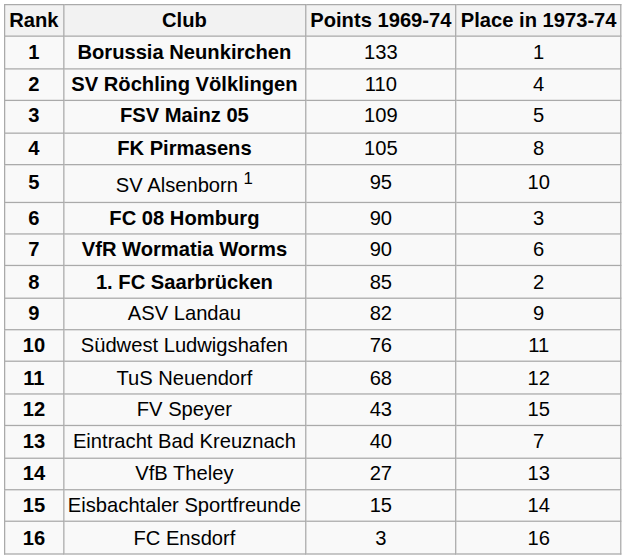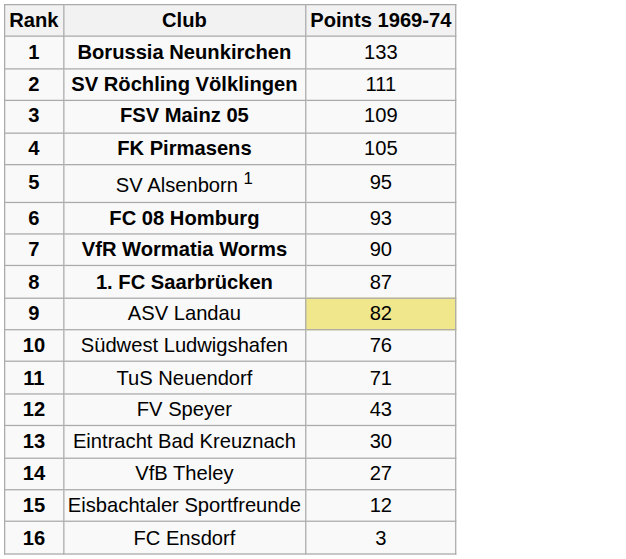- column: (539, 20)
(381, 84) 110 -> (381, 84) 111
(381, 217) 90 -> (381, 217) 93
(381, 281) 85 -> (381, 281) 87
(381, 313) no background -> (381, 313) khaki background
(381, 377) 68 -> (381, 377) 71
(381, 441) 40 -> (381, 441) 30
(381, 505) 15 -> (381, 505) 12
